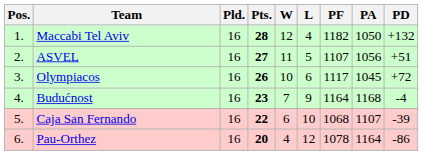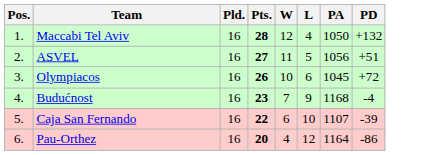- column: (336, 14)
